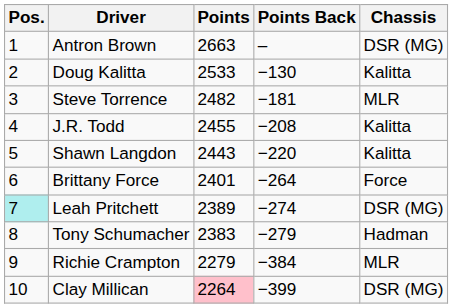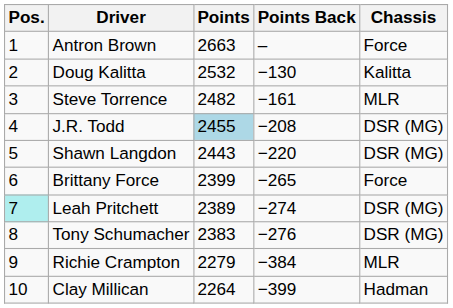(403, 45) DSR (MG) -> (385, 45) Force
(216, 72) 2533 -> (216, 72) 2532
(277, 99) −181 -> (277, 99) −161
(216, 126) no background -> (216, 126) lightblue background
(387, 126) Kalitta -> (403, 126) DSR (MG)
(387, 153) Kalitta -> (403, 153) DSR (MG)
(216, 180) 2401 -> (216, 180) 2399
(277, 180) −264 -> (277, 180) −265
(277, 235) −279 -> (277, 235) −276
(396, 235) Hadman -> (403, 235) DSR (MG)
(216, 289) pink background -> (216, 289) no background
(403, 289) DSR (MG) -> (396, 289) Hadman
